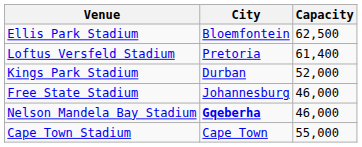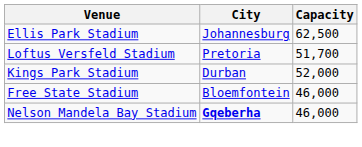(246, 34) Bloemfontein -> (246, 34) Johannesburg
(317, 54) 61,400 -> (317, 54) 51,700
(246, 93) Johannesburg -> (246, 93) Bloemfontein
- row: (69, 133)
